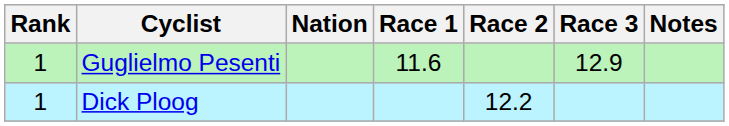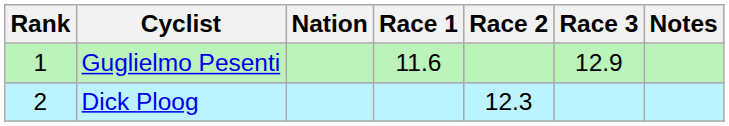(40, 101) 1 -> (40, 101) 2
(509, 101) 12.2 -> (509, 101) 12.3
